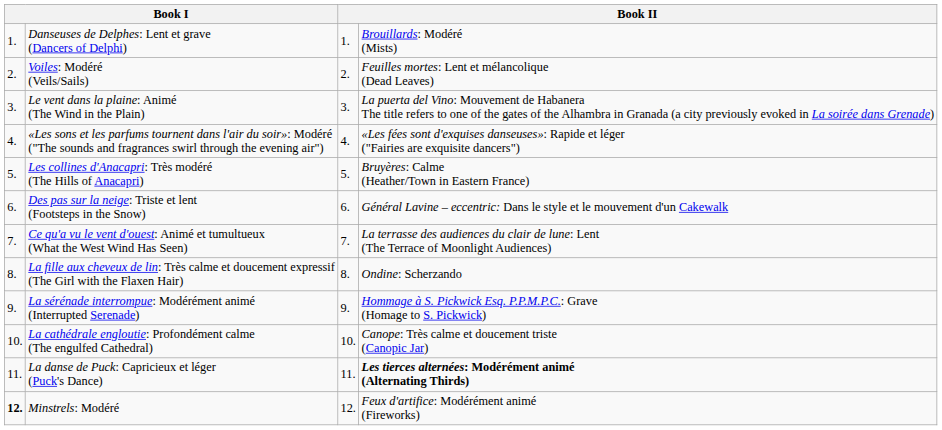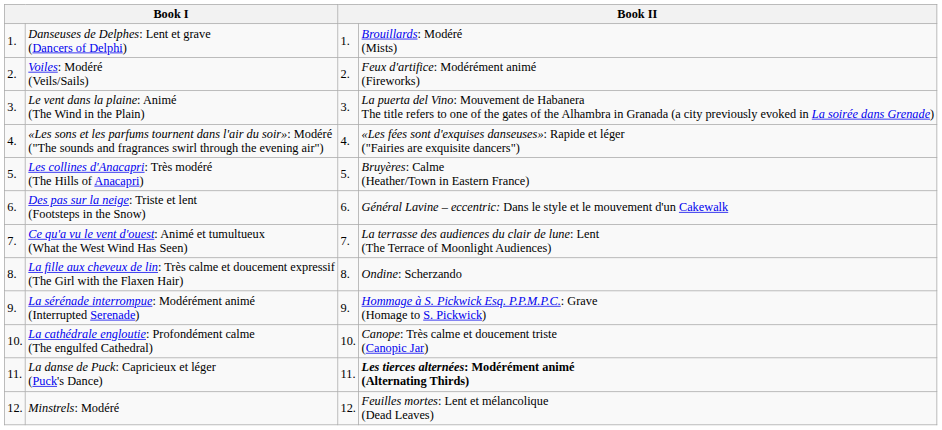(455, 74) Feuilles mortes: Lent et mélancolique (Dead Leaves) -> (449, 74) Feux d'artifice: Modérément animé (Fireworks)
(15, 408) bold -> (15, 408) normal
(449, 408) Feux d'artifice: Modérément animé (Fireworks) -> (455, 408) Feuilles mortes: Lent et mélancolique (Dead Leaves)
